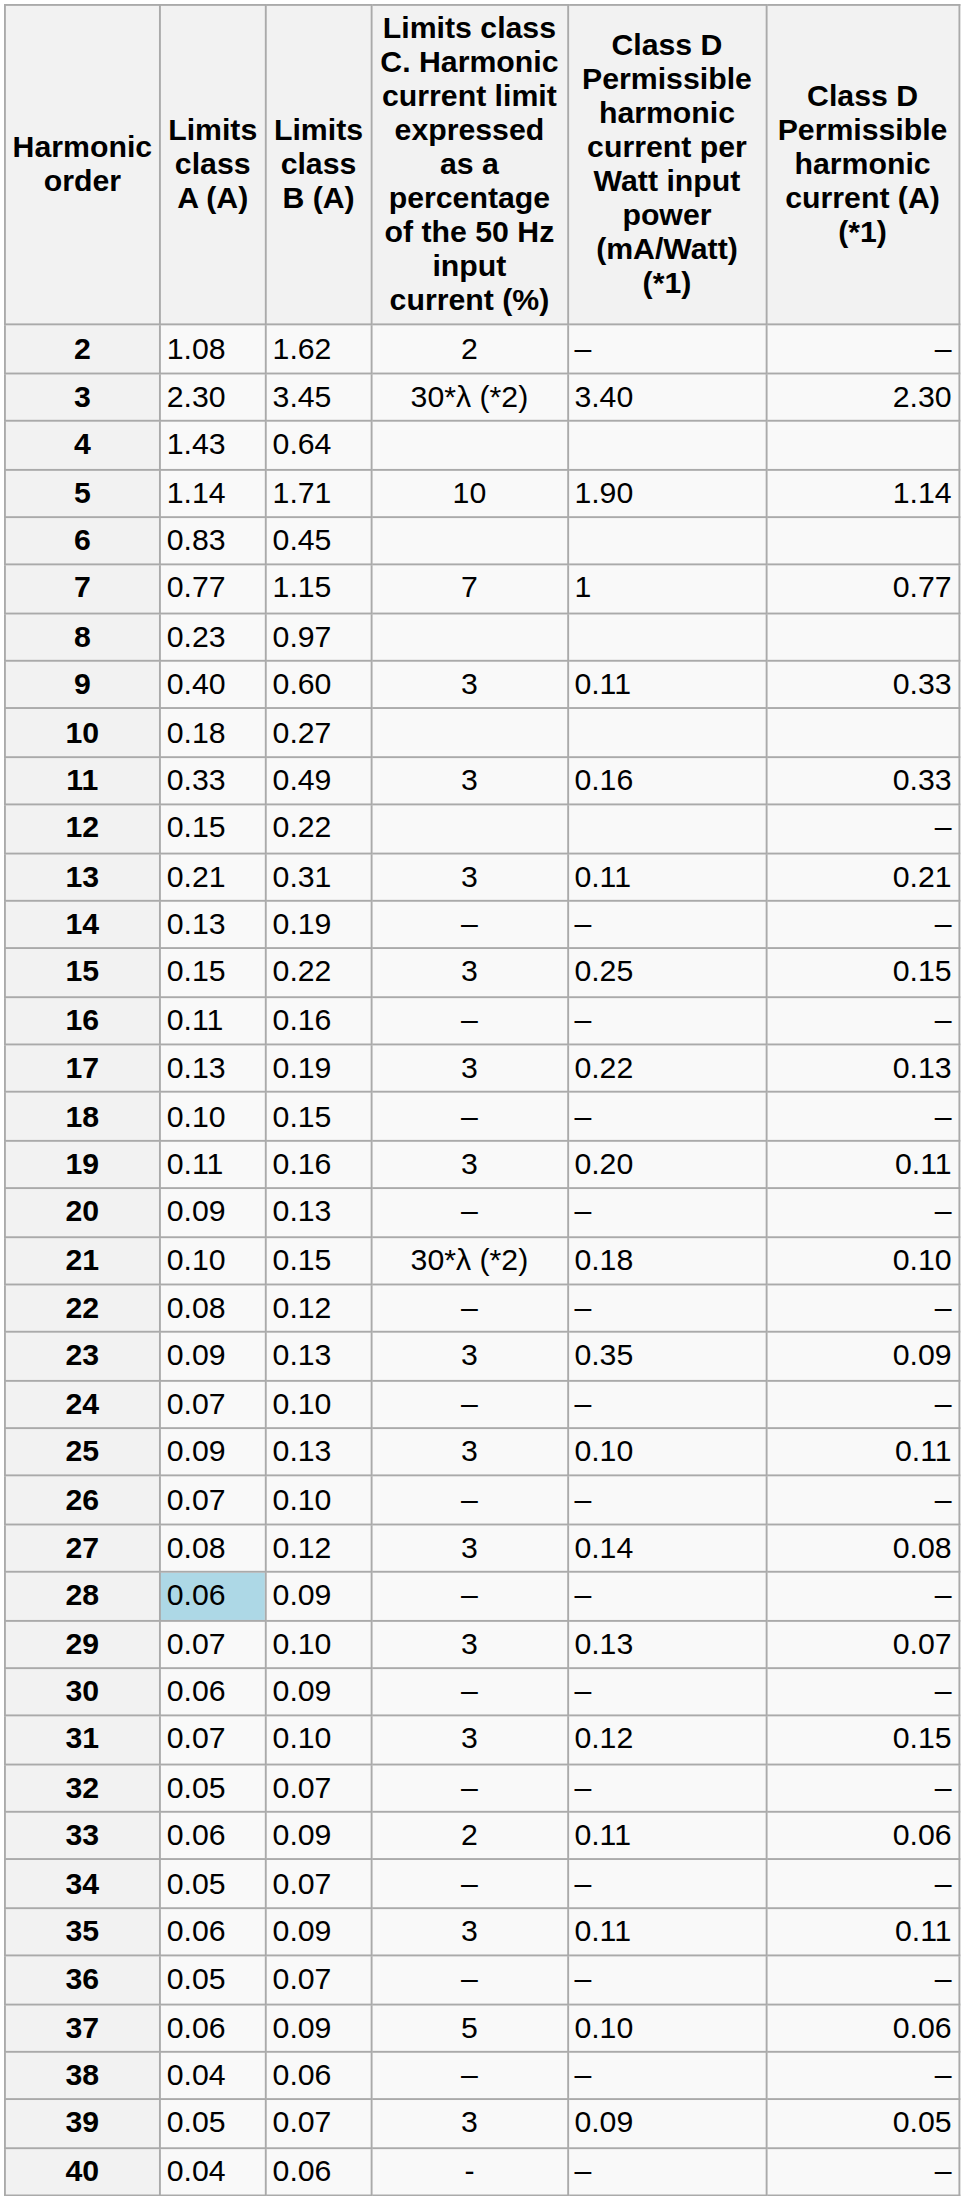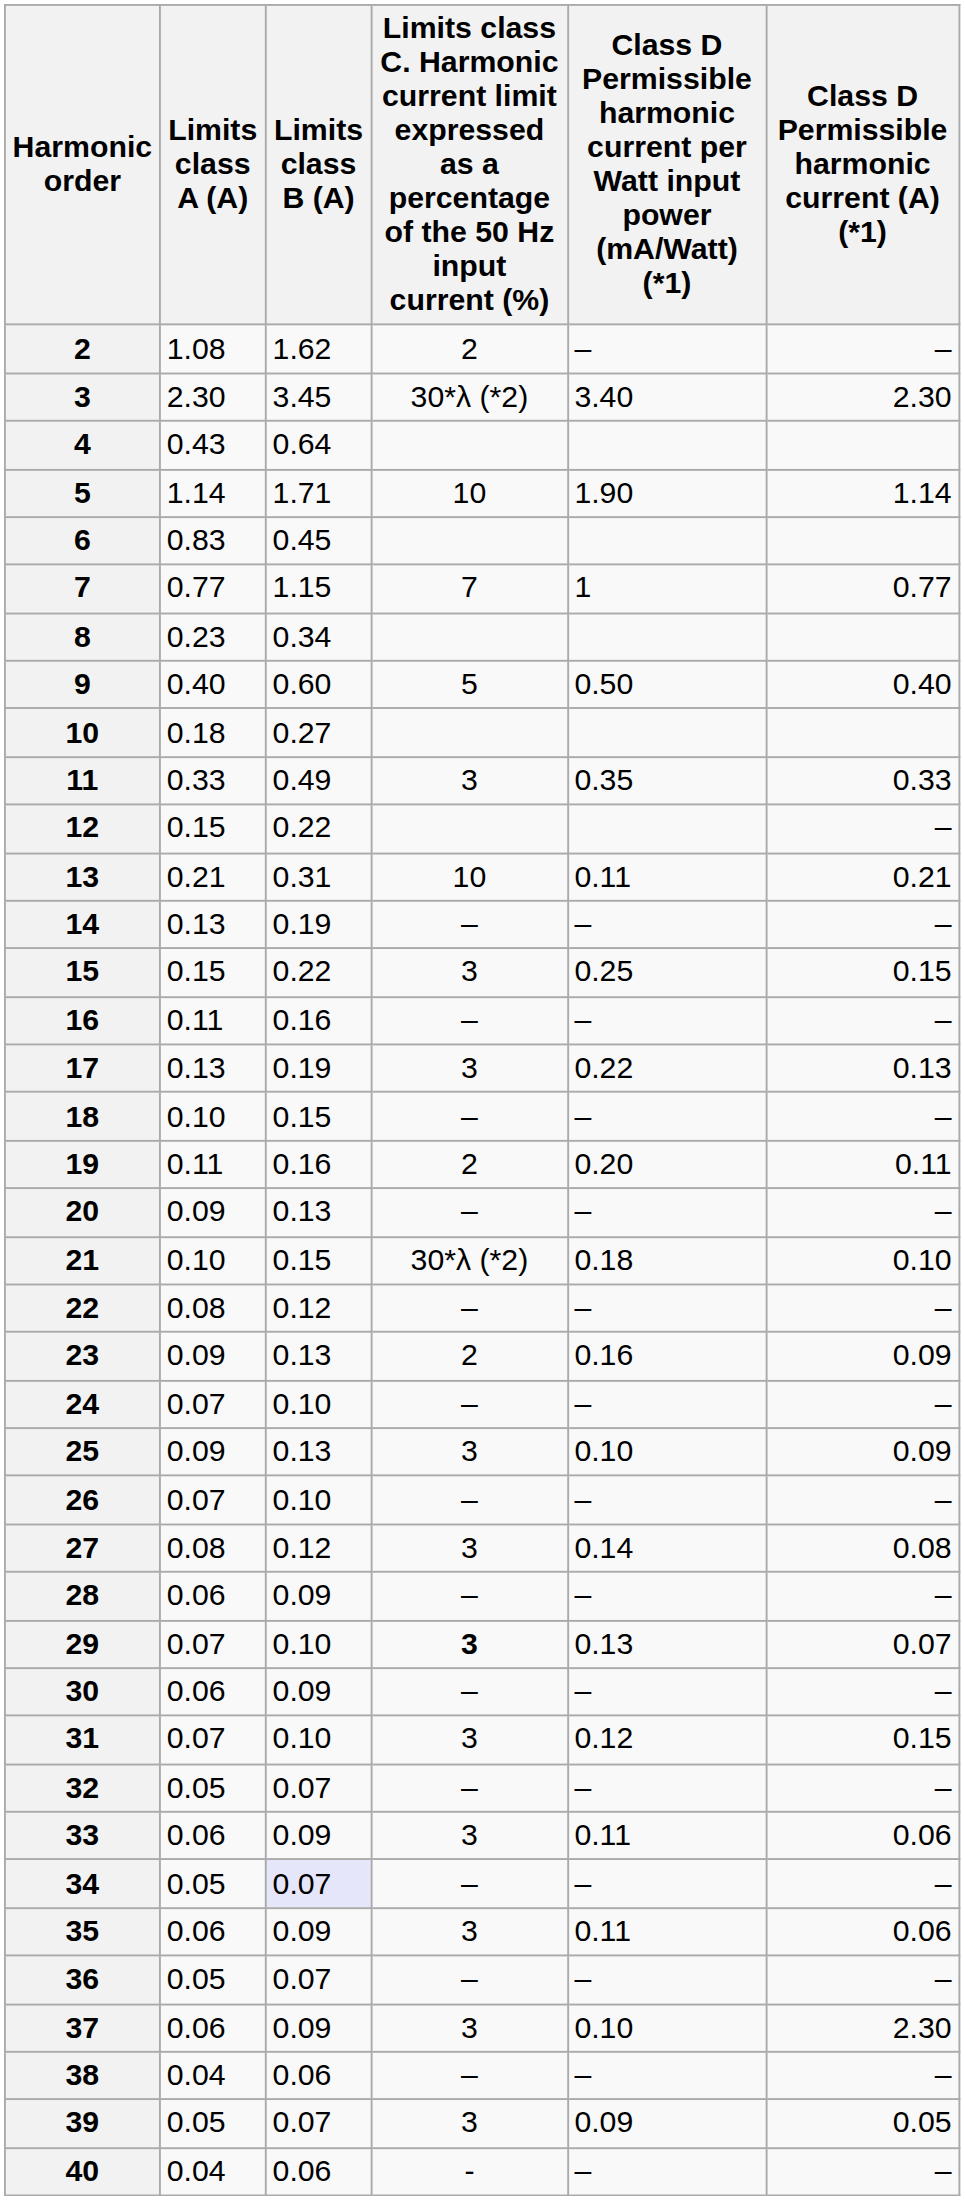(196, 444) 1.43 -> (196, 444) 0.43
(302, 636) 0.97 -> (302, 636) 0.34
(469, 684) 3 -> (469, 684) 5
(603, 684) 0.11 -> (604, 684) 0.50
(922, 684) 0.33 -> (922, 684) 0.40
(604, 780) 0.16 -> (604, 780) 0.35
(469, 876) 3 -> (469, 876) 10
(469, 1163) 3 -> (469, 1163) 2
(469, 1355) 3 -> (469, 1355) 2
(604, 1355) 0.35 -> (604, 1355) 0.16
(923, 1451) 0.11 -> (922, 1451) 0.09
(196, 1595) lightblue background -> (196, 1595) no background
(469, 1643) normal -> (469, 1643) bold
(469, 1835) 2 -> (469, 1835) 3
(302, 1883) no background -> (302, 1883) lavender background
(923, 1931) 0.11 -> (922, 1931) 0.06
(469, 2027) 5 -> (469, 2027) 3
(922, 2027) 0.06 -> (922, 2027) 2.30
